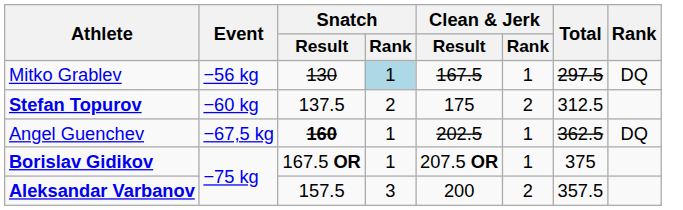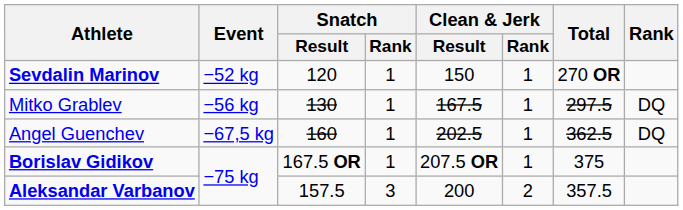+ row: (84, 76)
(390, 76) lightblue background -> (390, 105) no background
- row: (75, 105)
(322, 133) bold -> (322, 133) normal
